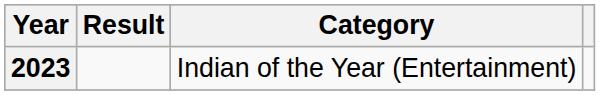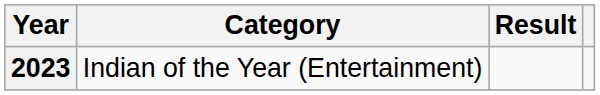columns swapped: (377, 25) <-> (124, 25)
